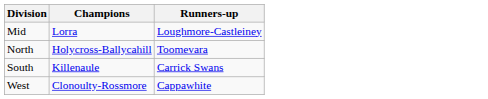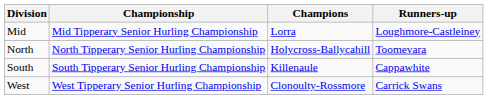+ column: (159, 13)
(190, 67) Carrick Swans -> (403, 67) Cappawhite
(184, 85) Cappawhite -> (409, 85) Carrick Swans
